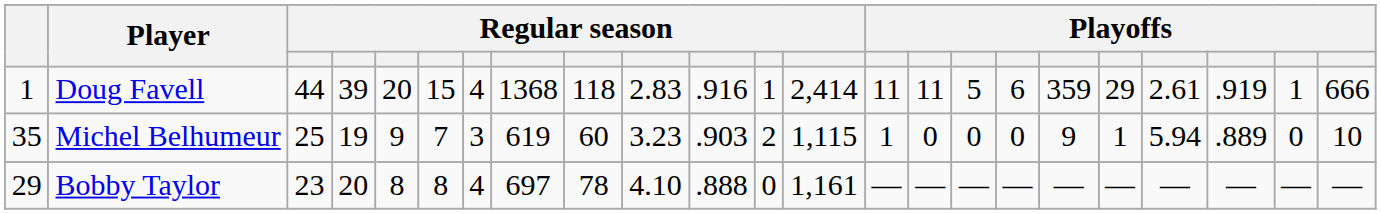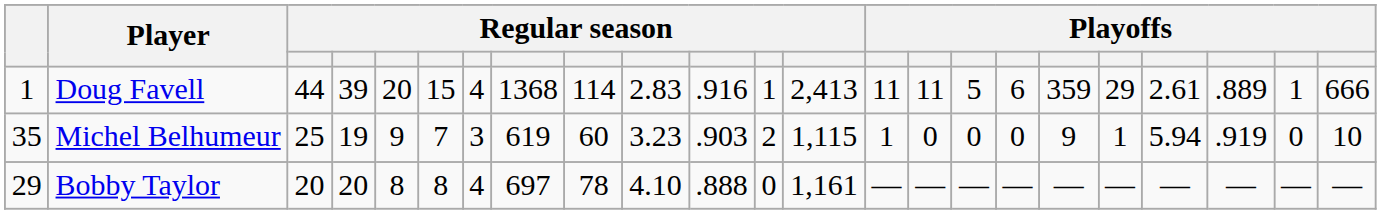(594, 89) 118 -> (594, 89) 114
(824, 89) 2,414 -> (824, 89) 2,413
(1241, 89) .919 -> (1241, 89) .889
(1241, 136) .889 -> (1241, 136) .919
(309, 184) 23 -> (309, 184) 20
